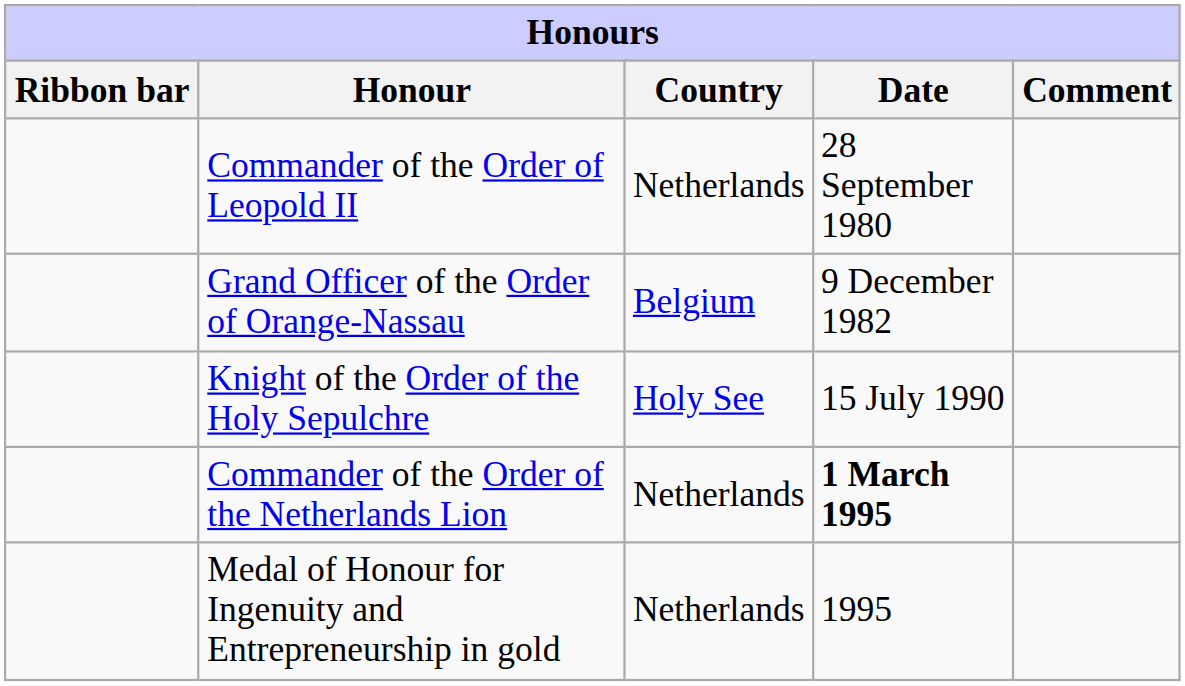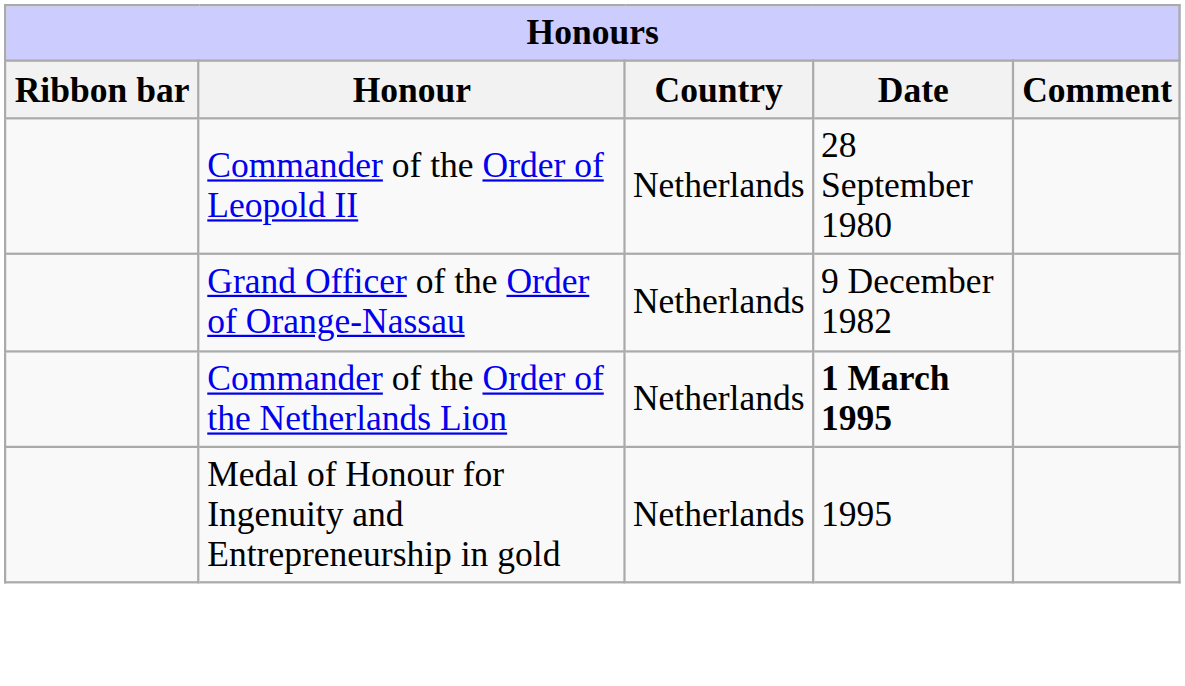(694, 301) Belgium -> (719, 301) Netherlands
- row: (393, 397)
